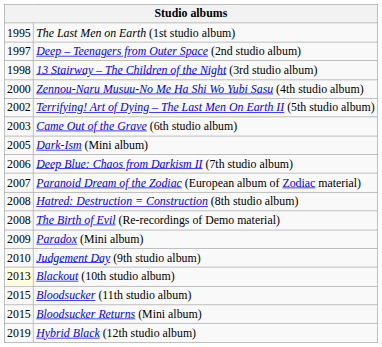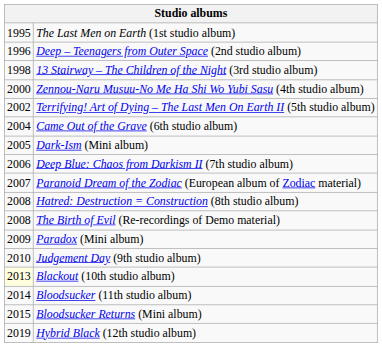(19, 51) 1997 -> (19, 51) 1996
(19, 126) 2003 -> (19, 126) 2004
(19, 295) 2015 -> (19, 295) 2014
